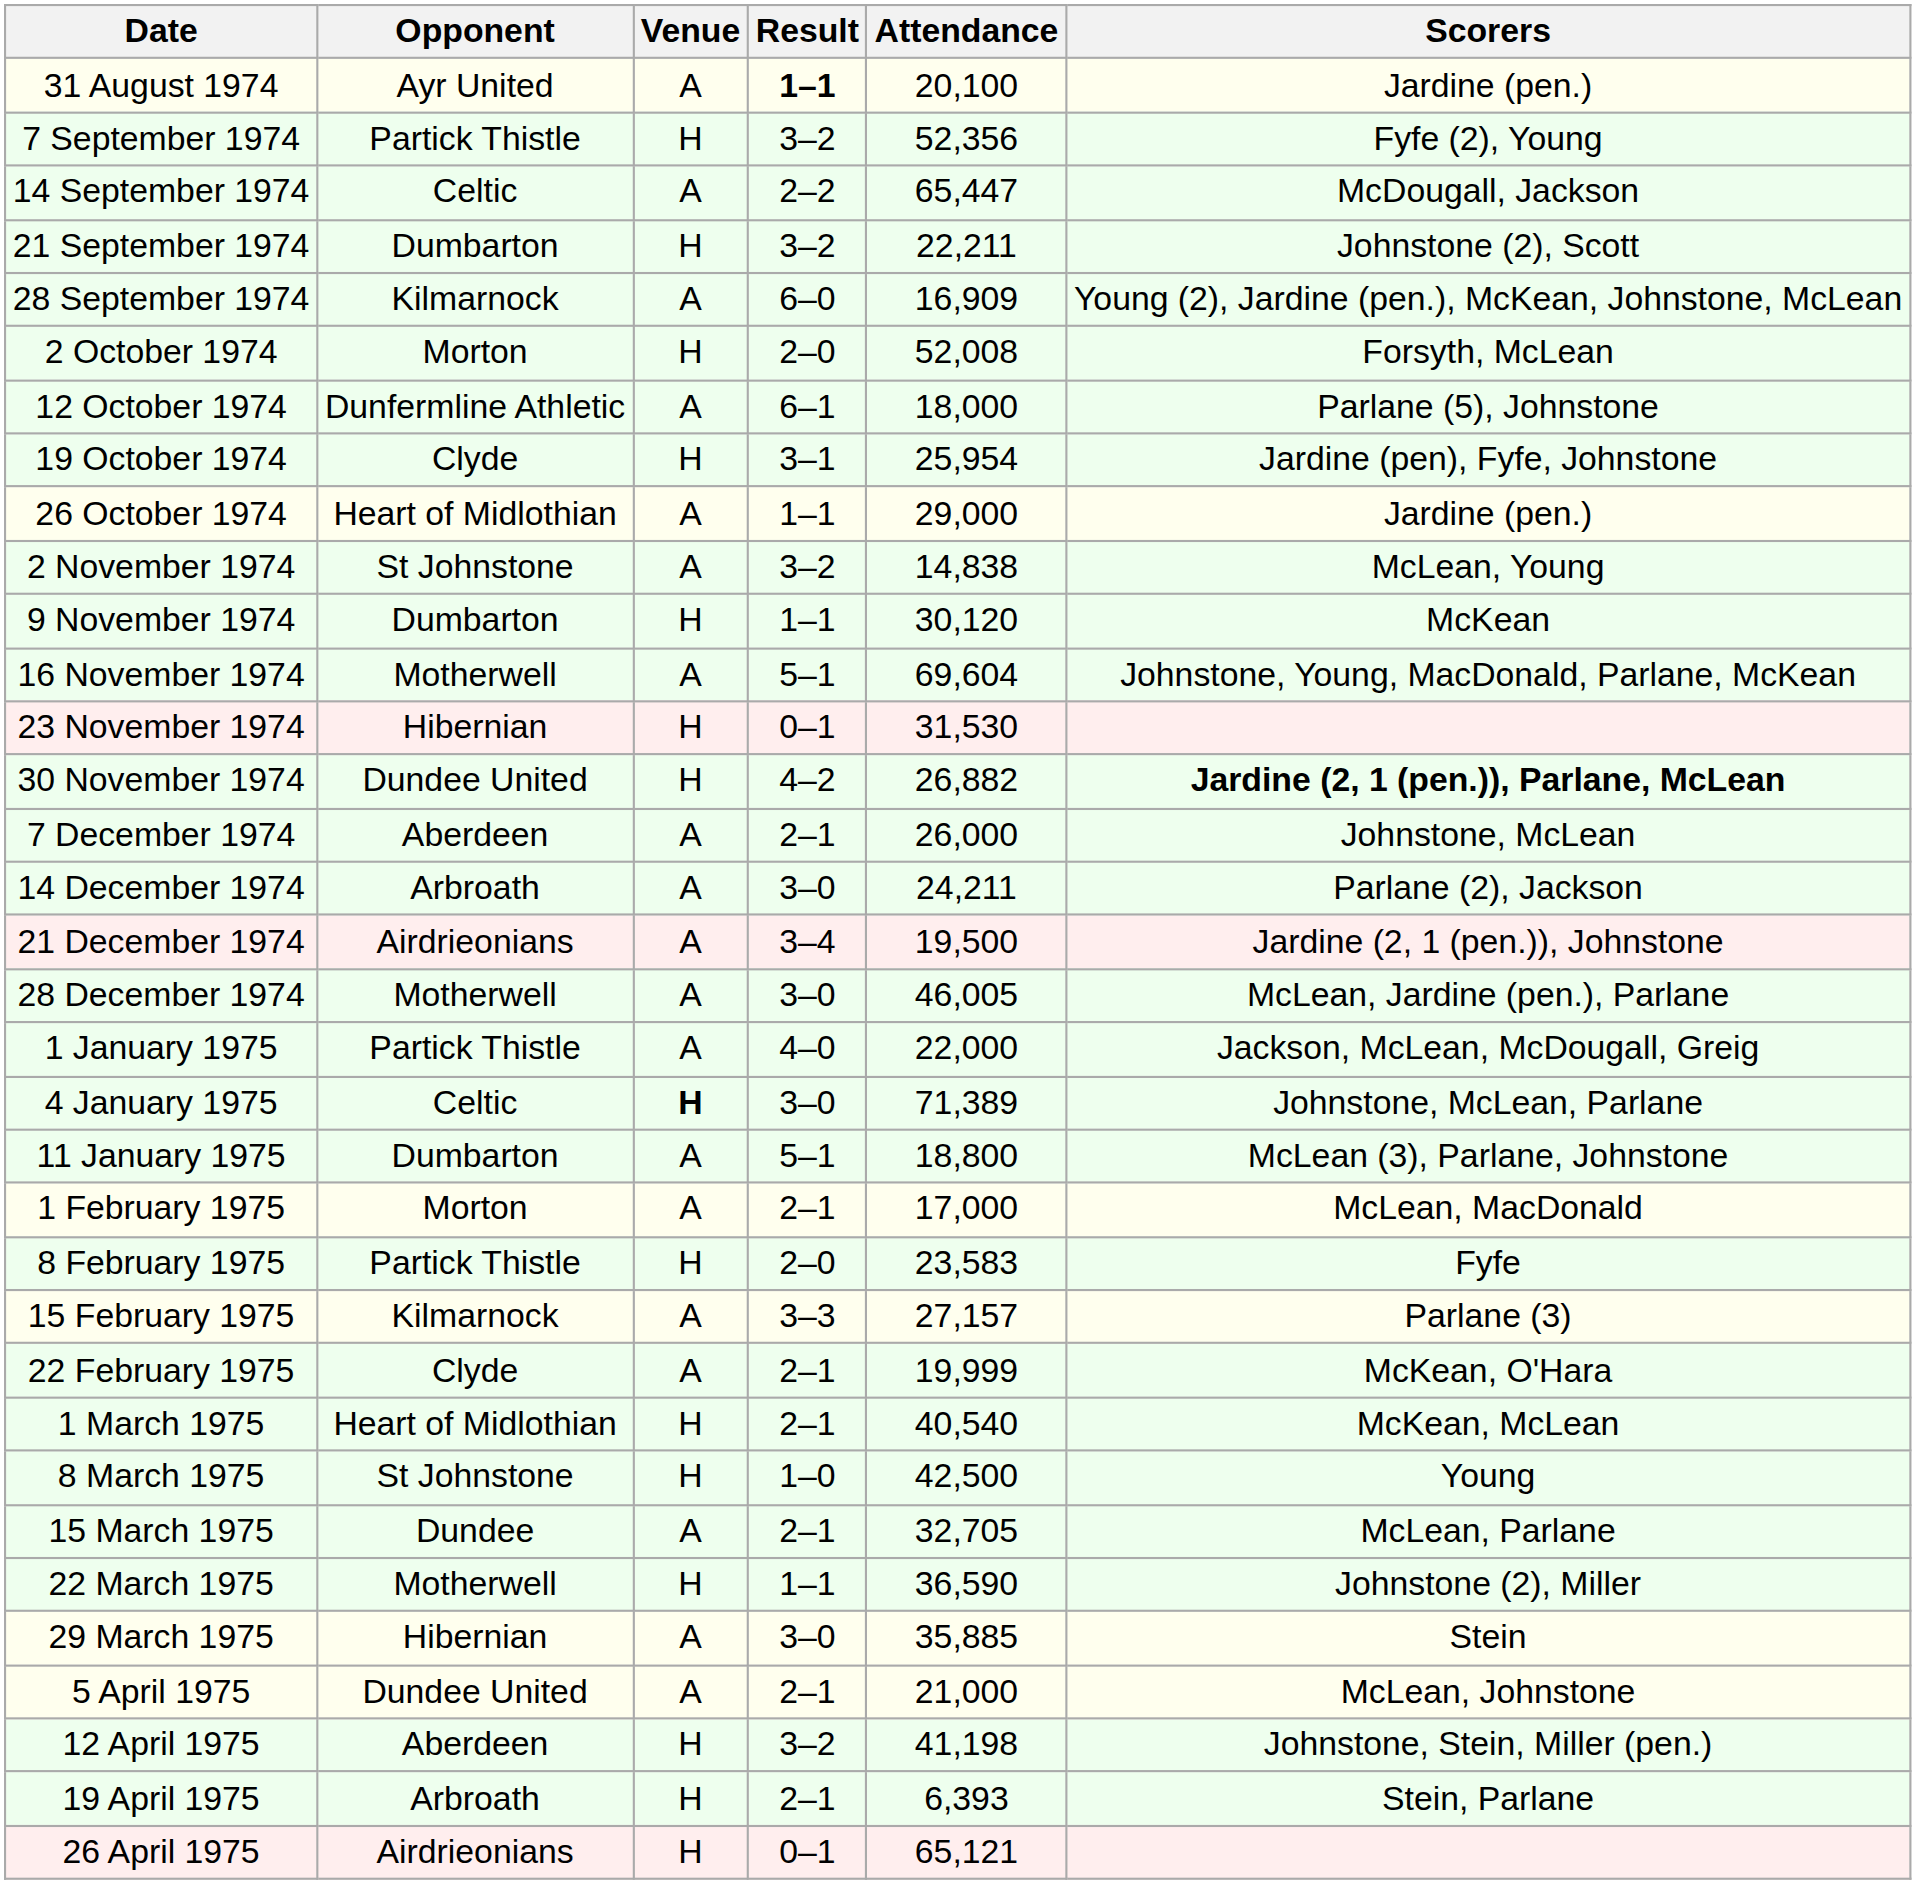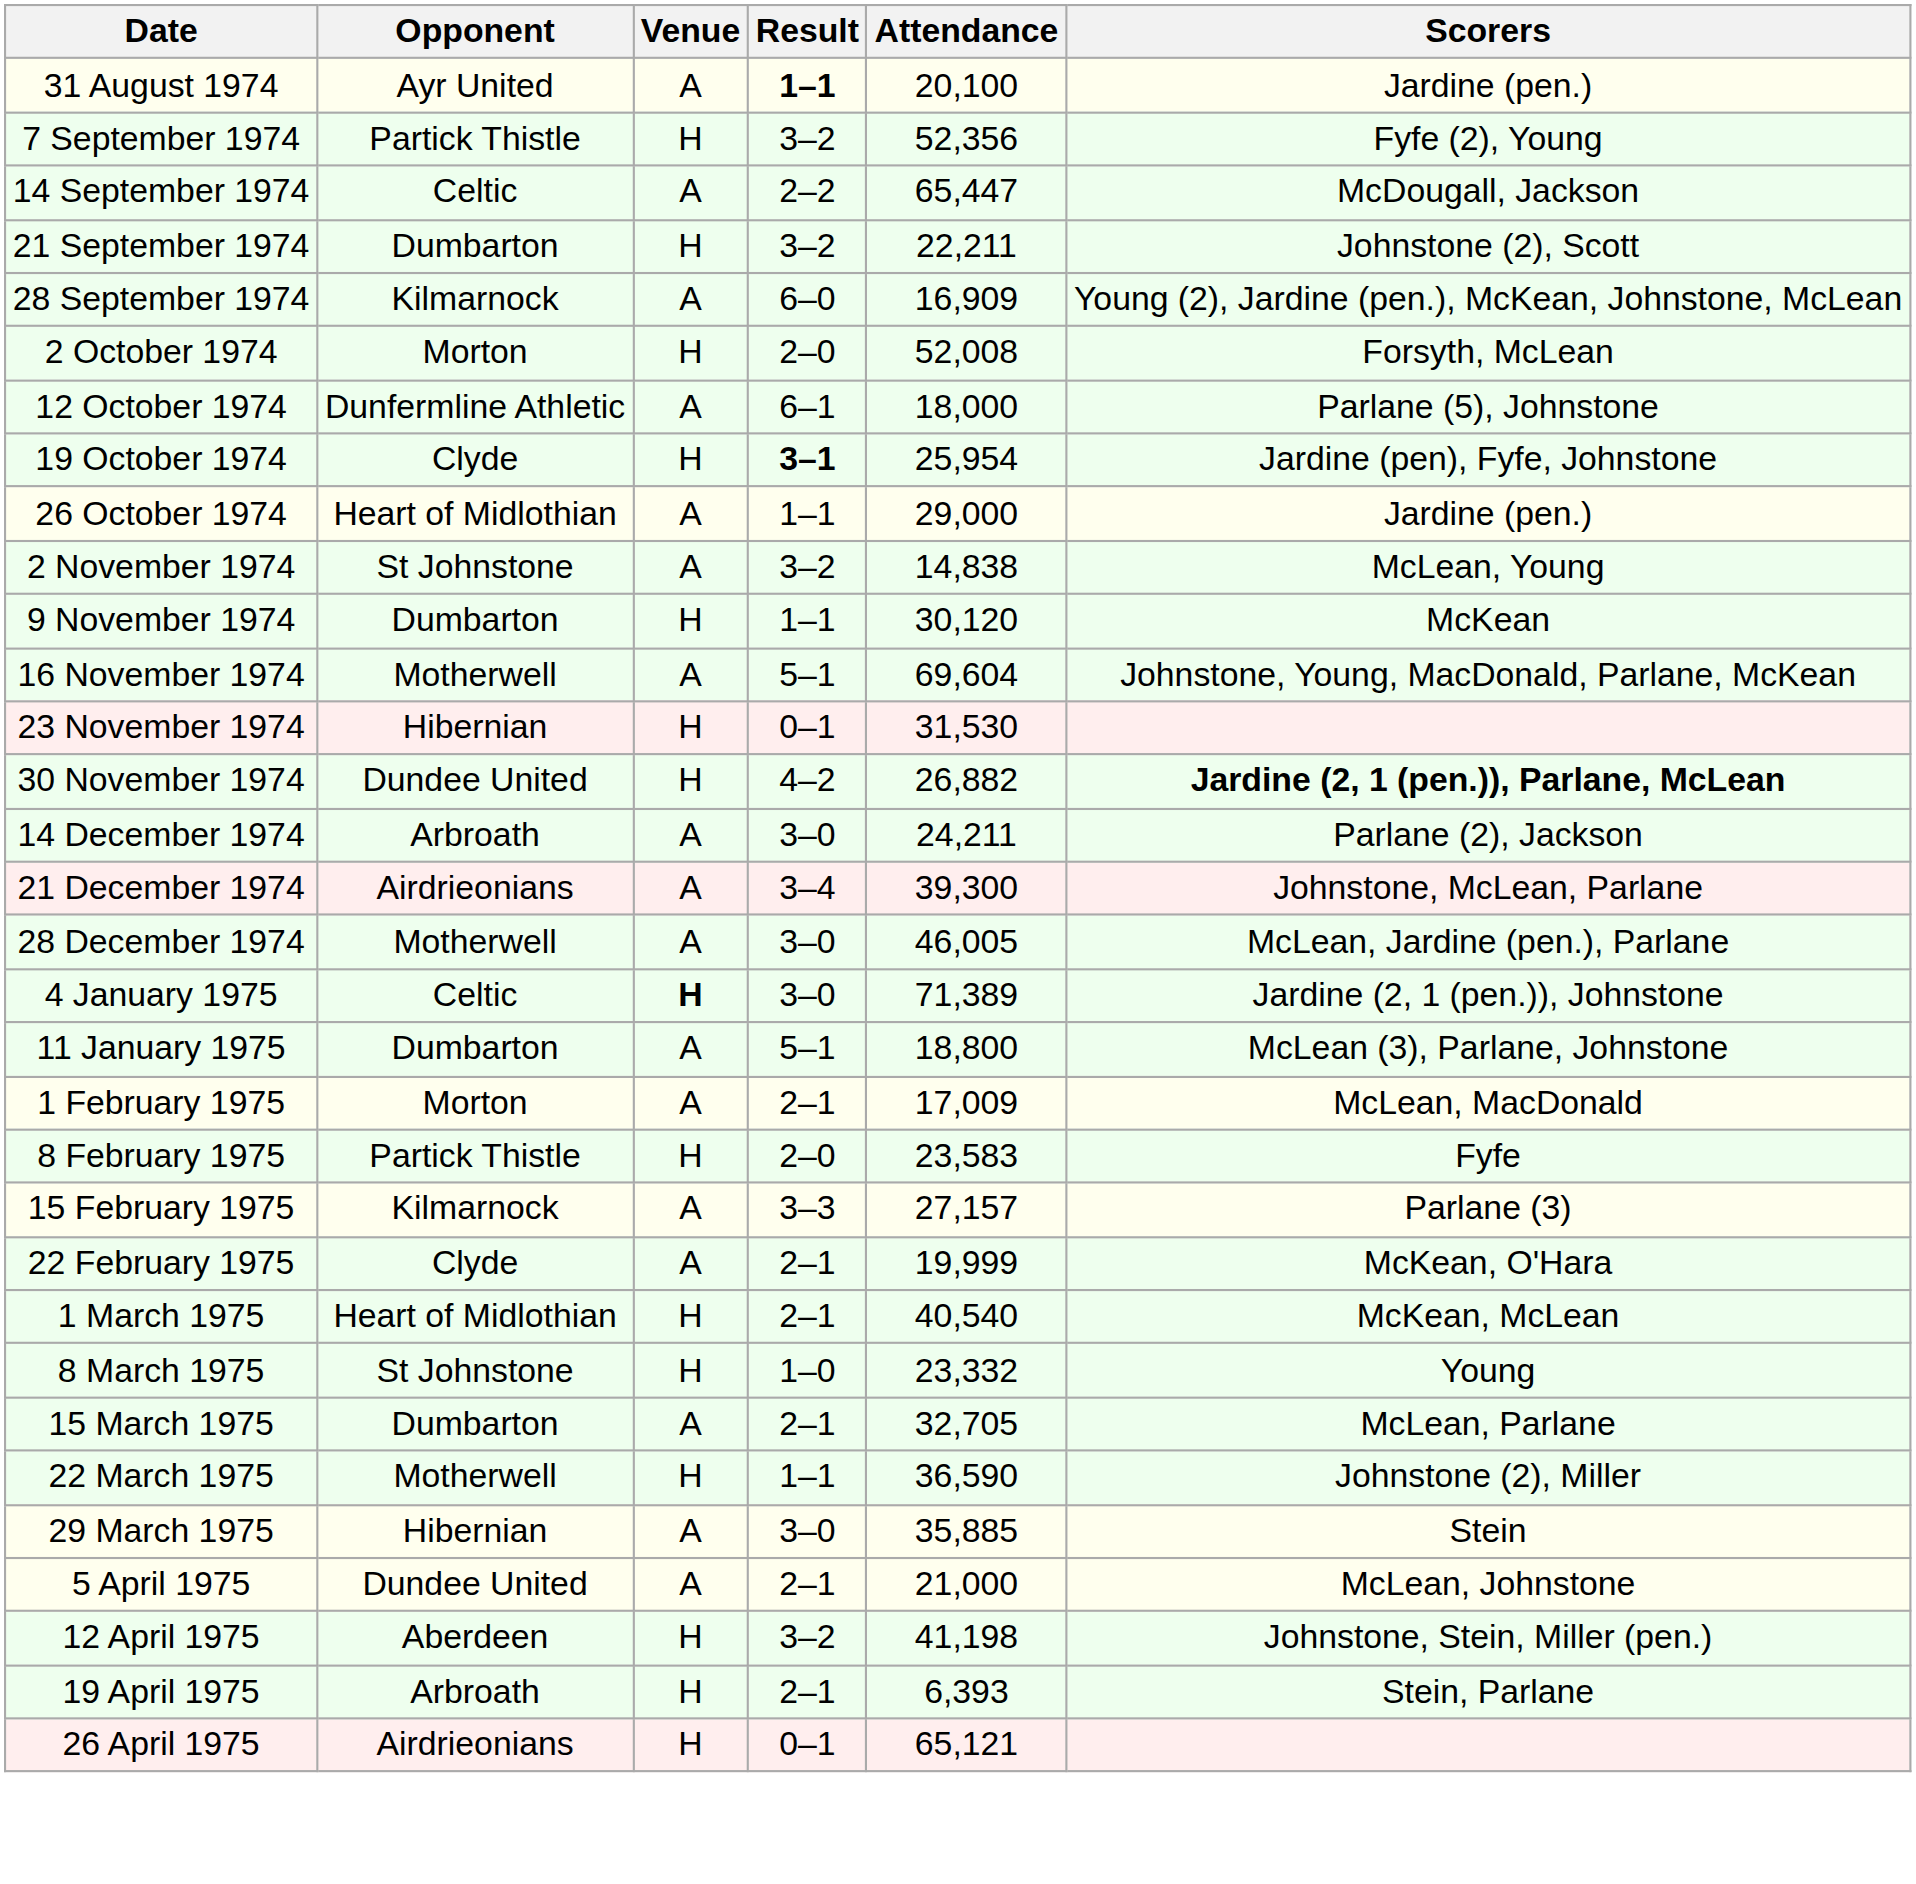(807, 459) normal -> (807, 459) bold
- row: (161, 834)
(966, 941) 19,500 -> (966, 887) 39,300
(1488, 941) Jardine (2, 1 (pen.)), Johnstone -> (1488, 887) Johnstone, McLean, Parlane
- row: (161, 1048)
(1488, 1102) Johnstone, McLean, Parlane -> (1488, 995) Jardine (2, 1 (pen.)), Johnstone
(966, 1209) 17,000 -> (966, 1102) 17,009
(966, 1476) 42,500 -> (966, 1369) 23,332
(475, 1530) Dundee -> (475, 1423) Dumbarton
